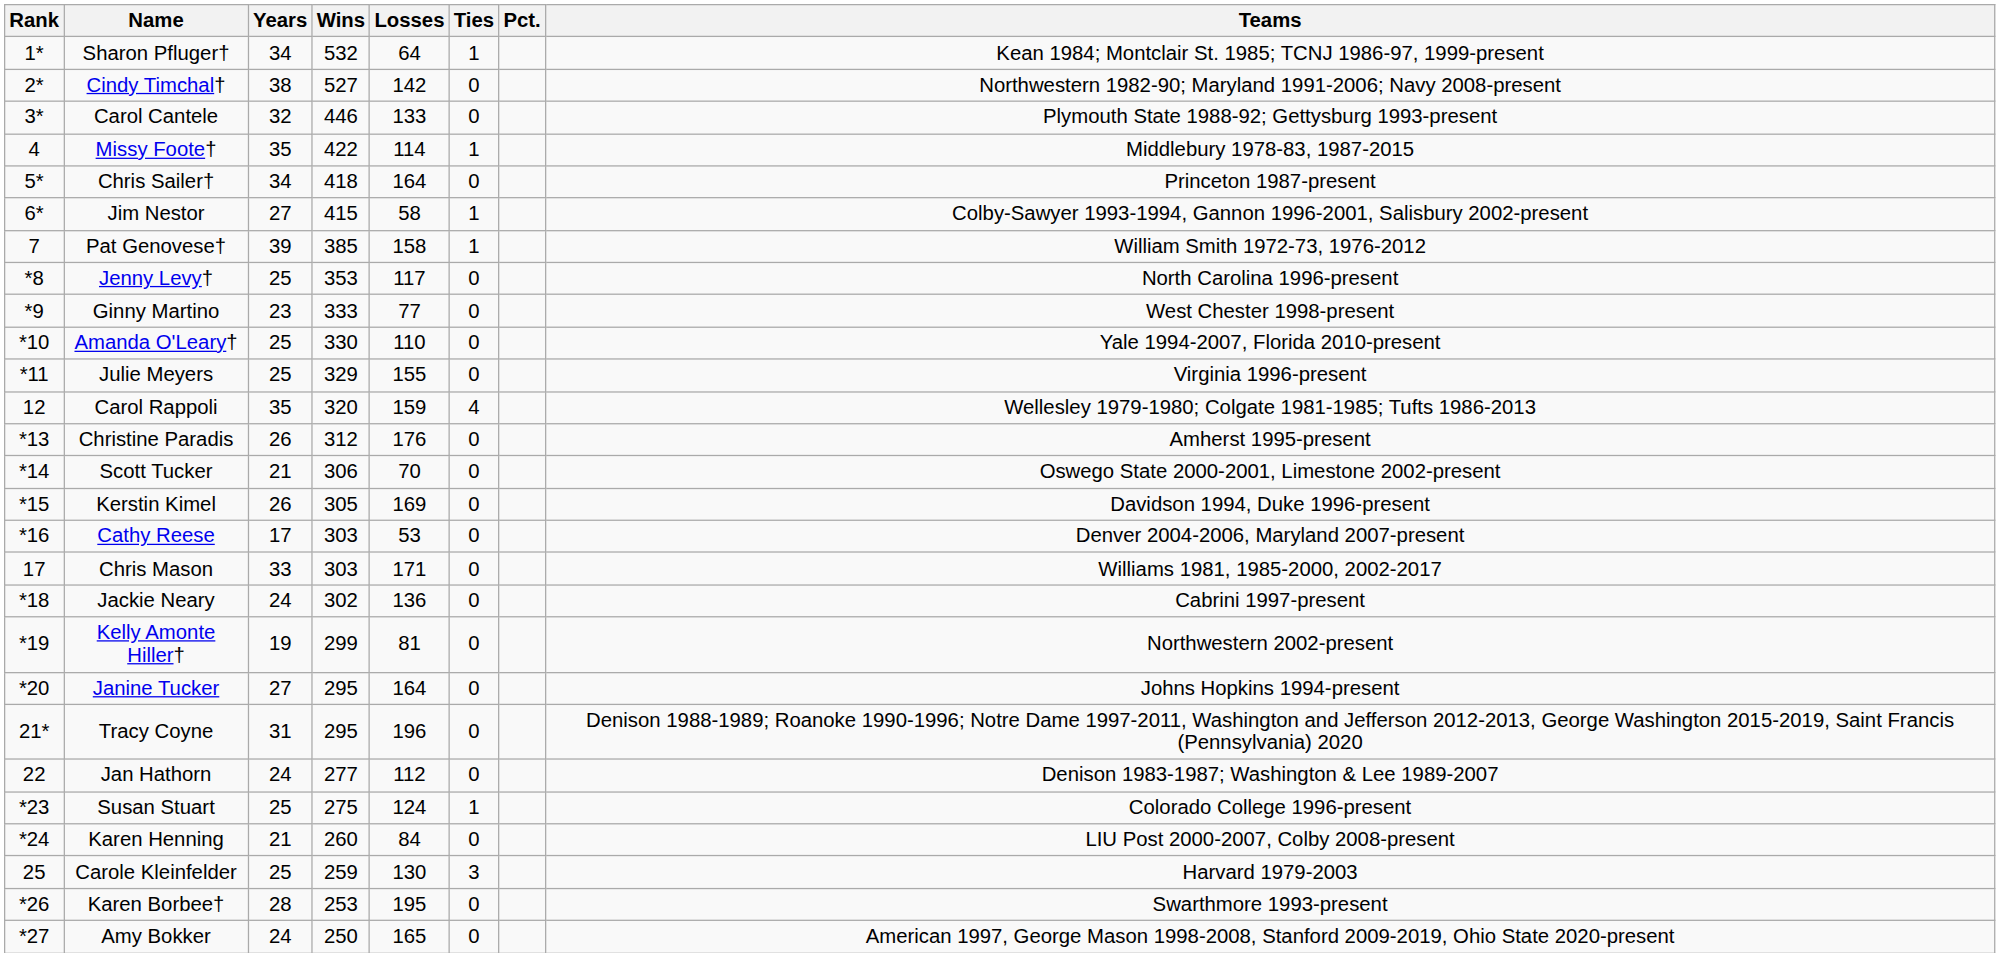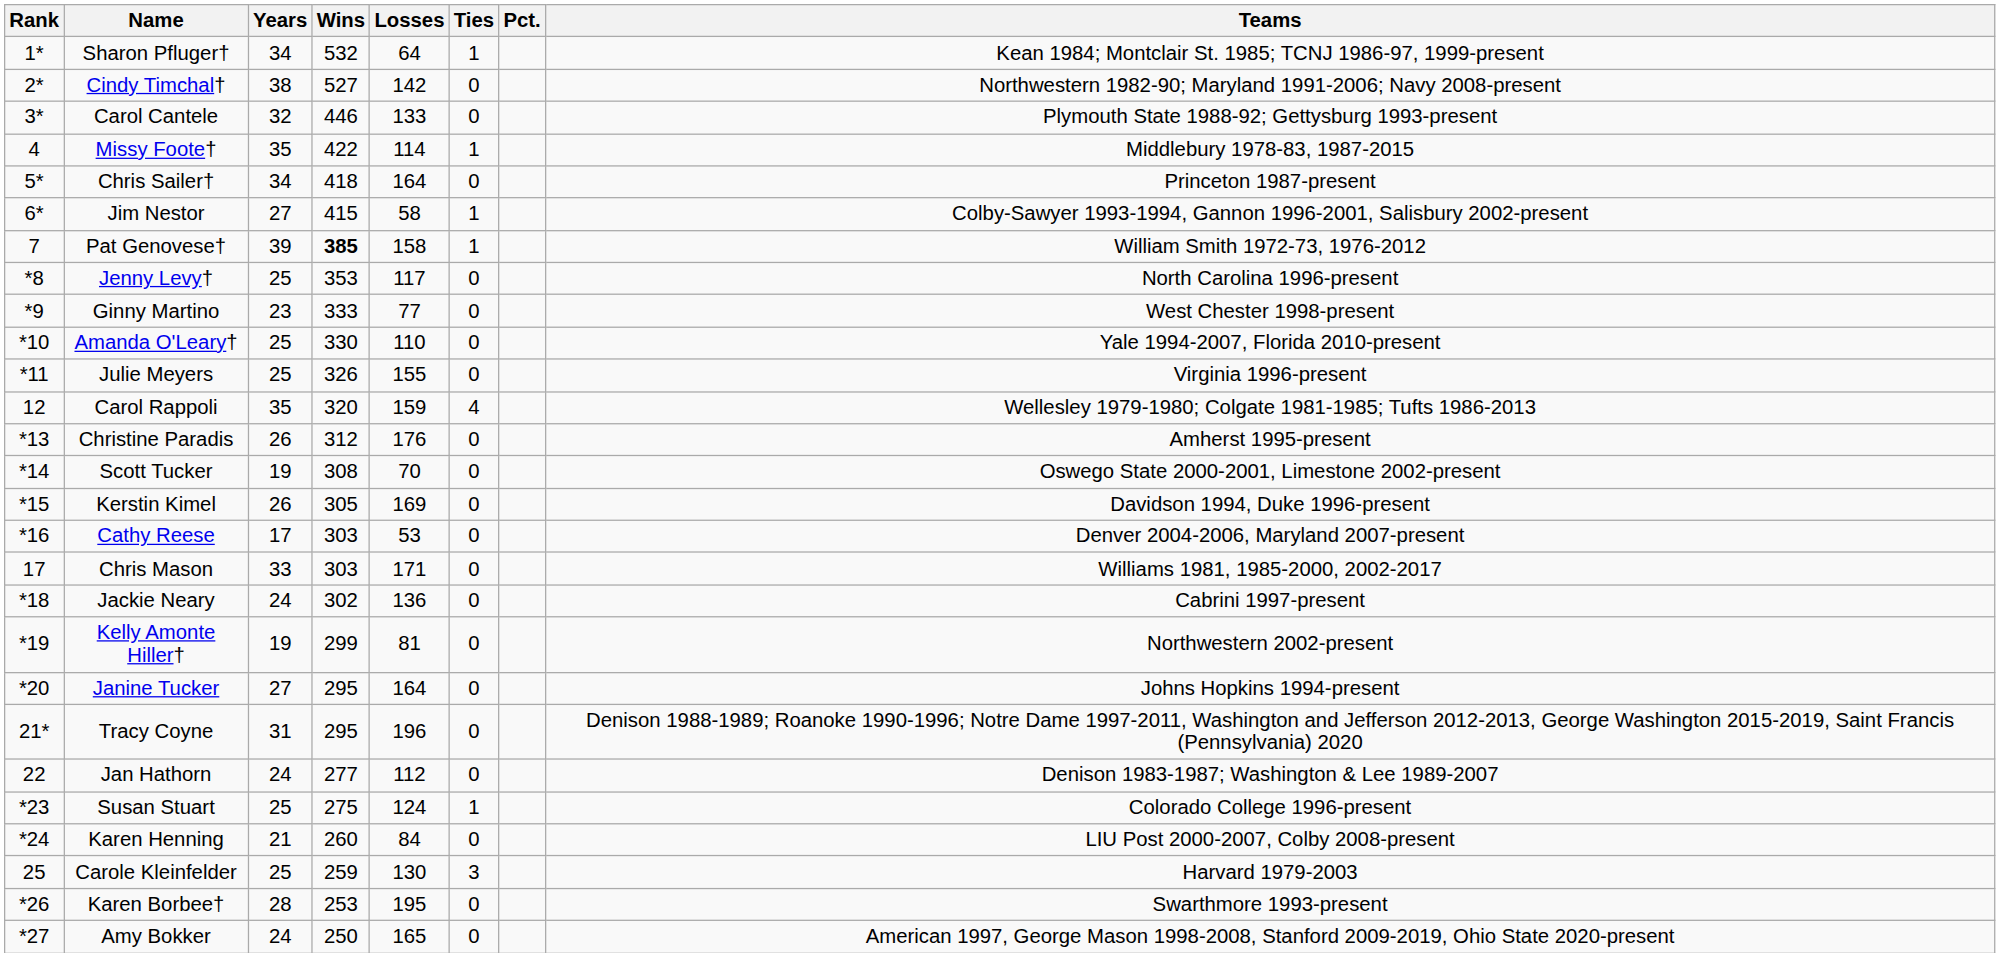(341, 246) normal -> (341, 246) bold
(341, 375) 329 -> (341, 375) 326
(280, 471) 21 -> (280, 471) 19
(341, 471) 306 -> (341, 471) 308
